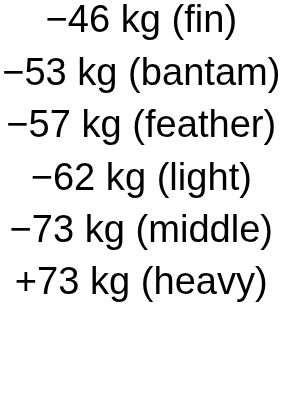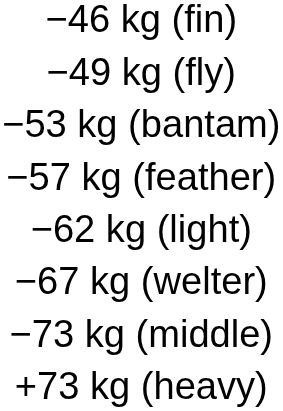+ row: (141, 72)
+ row: (141, 281)
